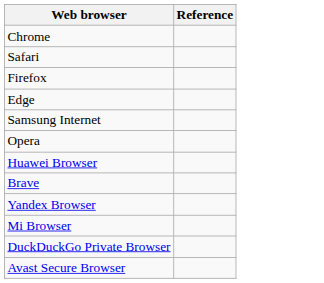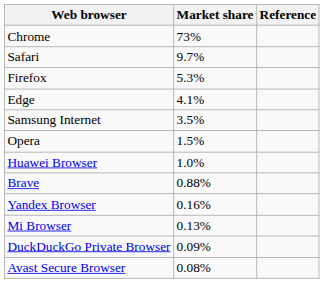+ column: (215, 15)
